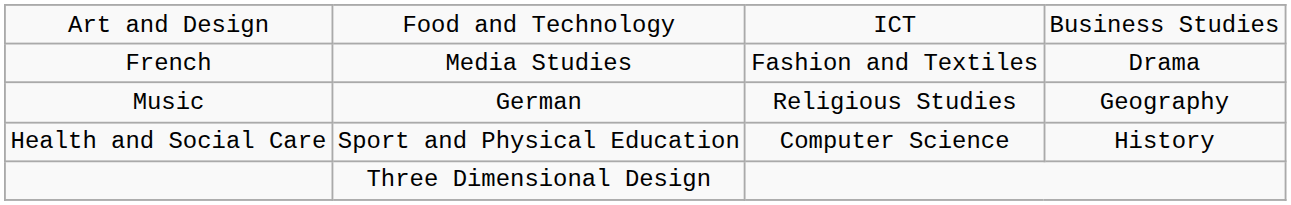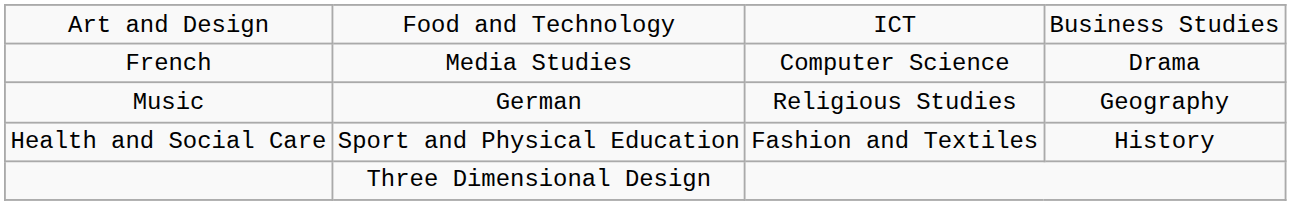(895, 63) Fashion and Textiles -> (895, 63) Computer Science
(895, 141) Computer Science -> (895, 141) Fashion and Textiles
